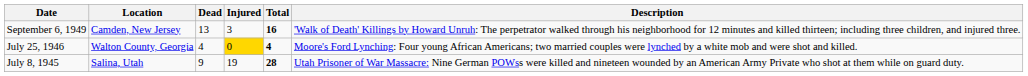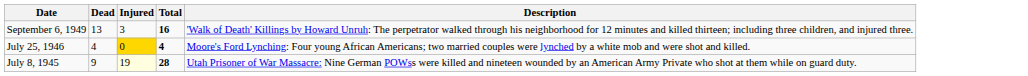- column: (142, 12)
(232, 63) no background -> (125, 63) lightyellow background
